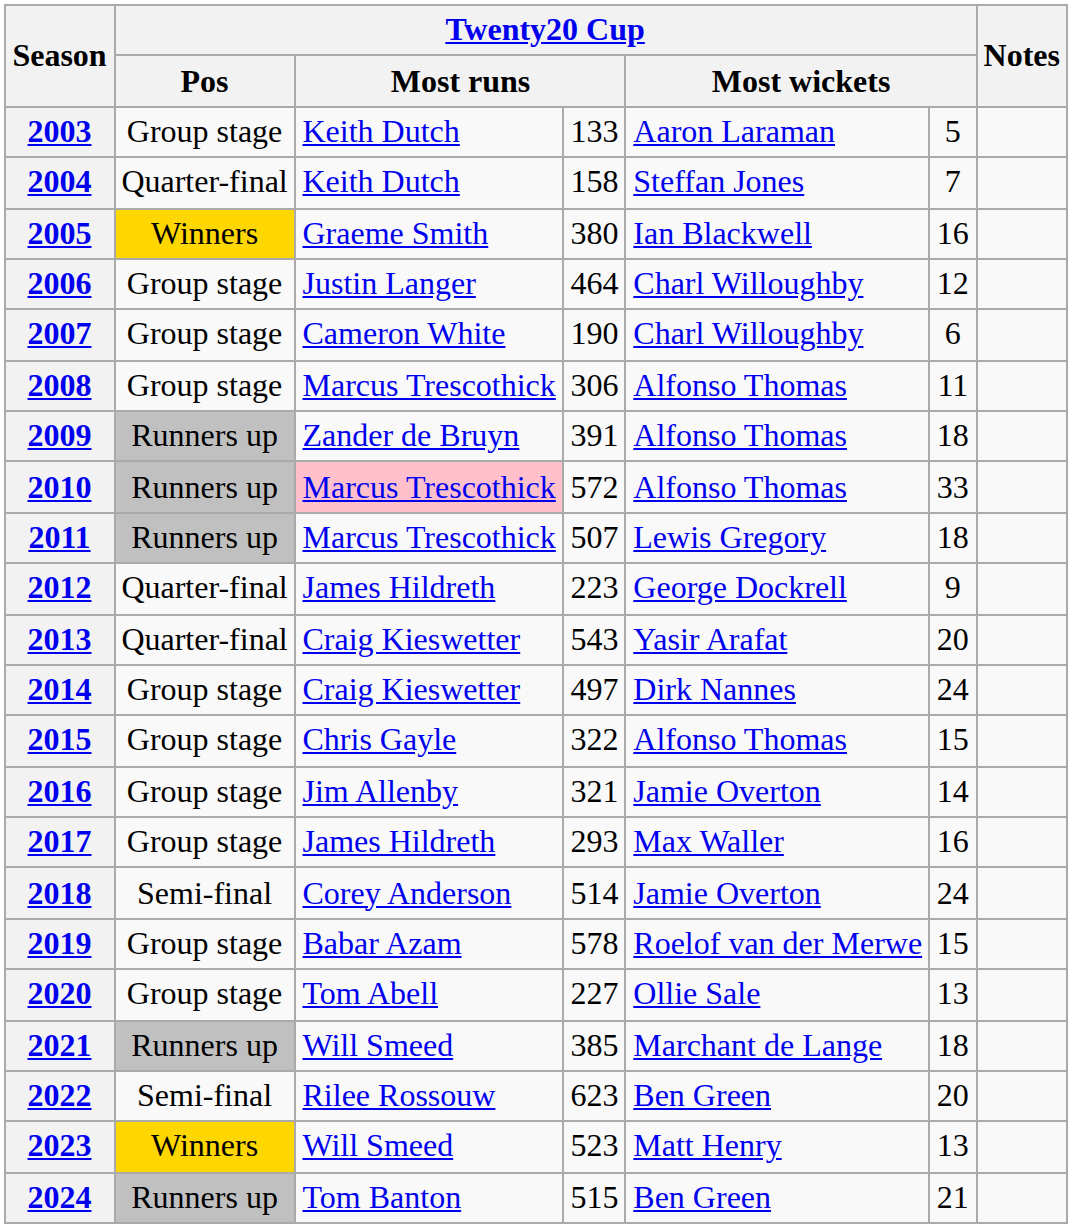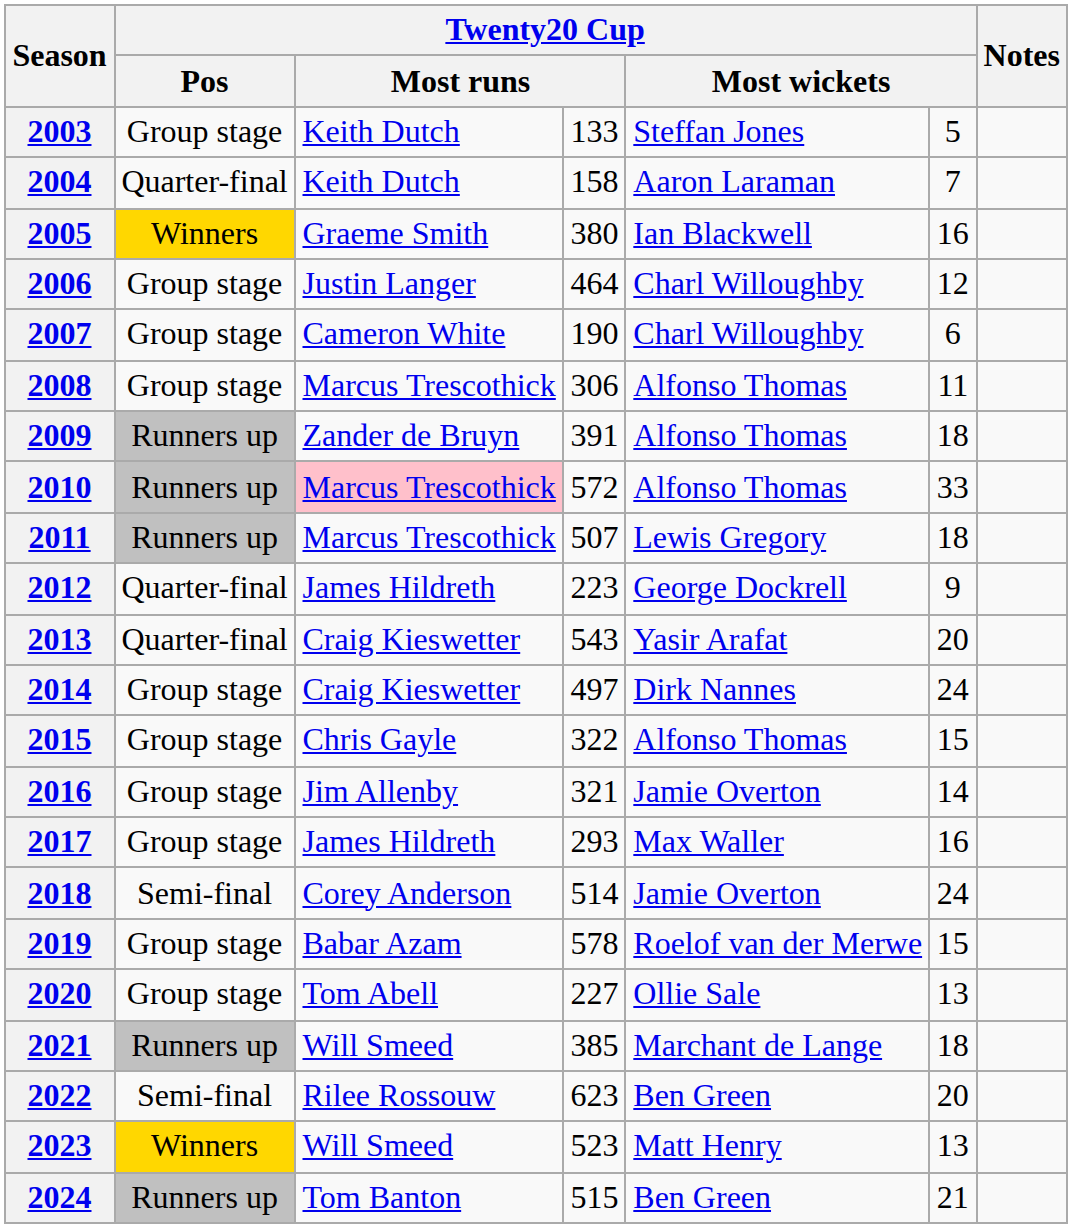(734, 131) Aaron Laraman -> (719, 131) Steffan Jones
(719, 182) Steffan Jones -> (734, 182) Aaron Laraman
